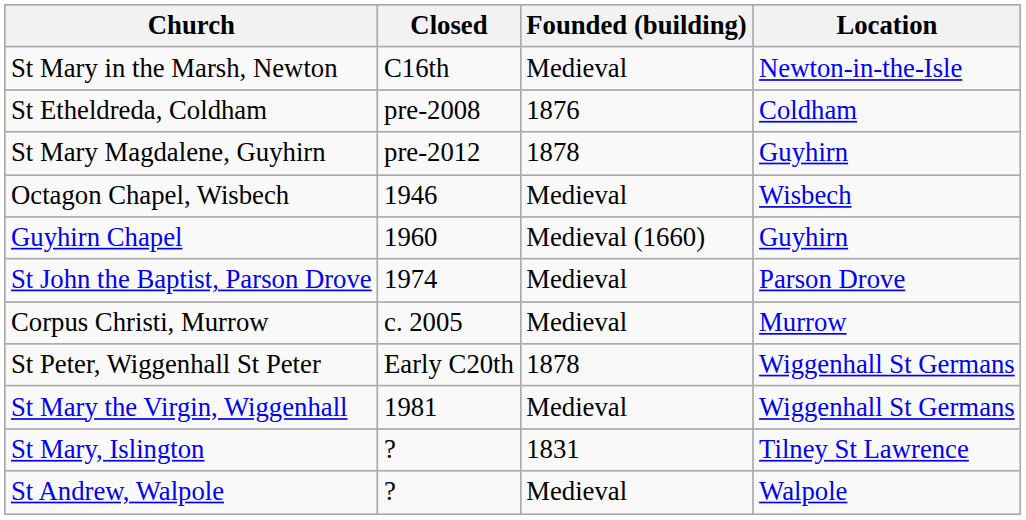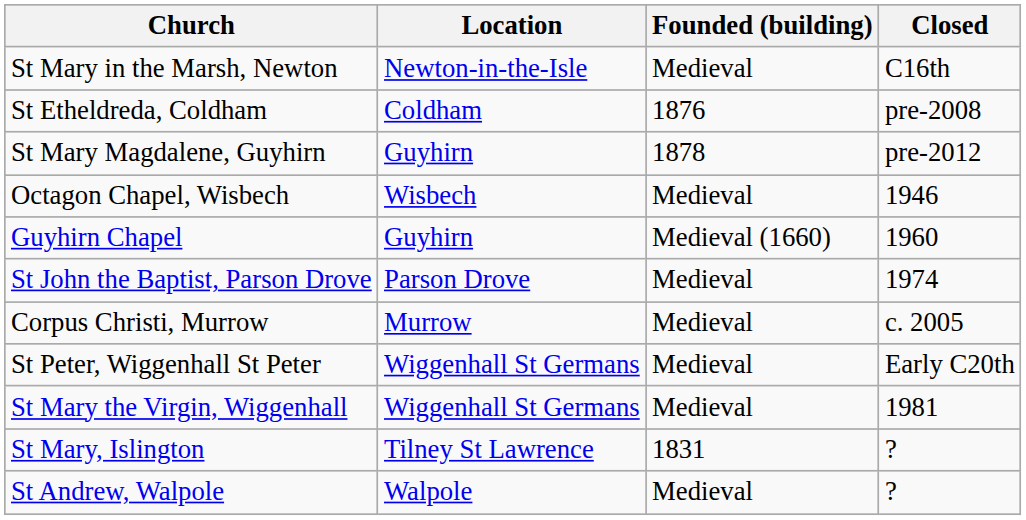columns swapped: (887, 25) <-> (449, 25)
(553, 364) 1878 -> (702, 364) Medieval
